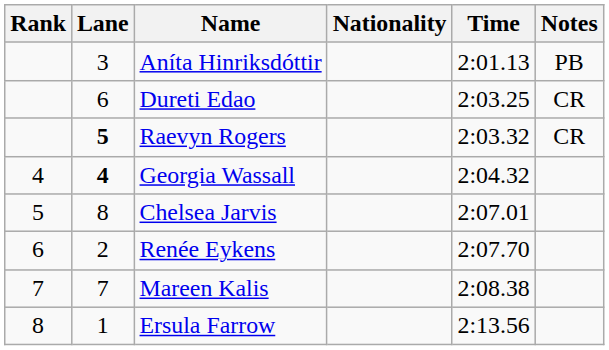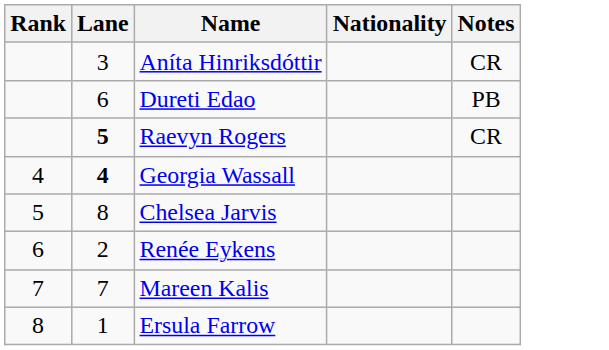- column: (494, 23)
(569, 61) PB -> (486, 61) CR
(569, 99) CR -> (486, 99) PB
